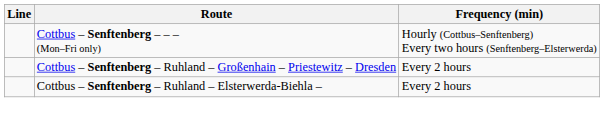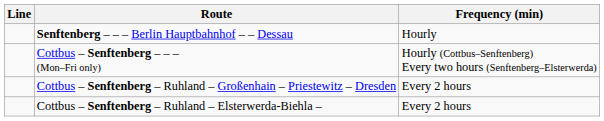+ row: (165, 33)
